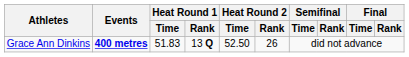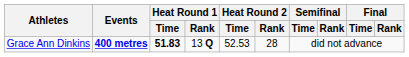(167, 45) normal -> (167, 45) bold
(237, 45) 52.50 -> (237, 45) 52.53
(272, 45) 26 -> (272, 45) 28
